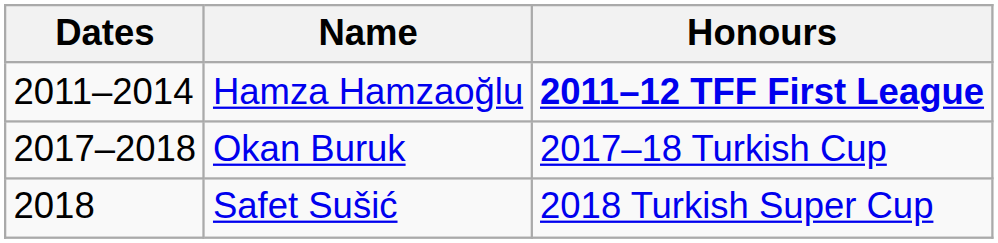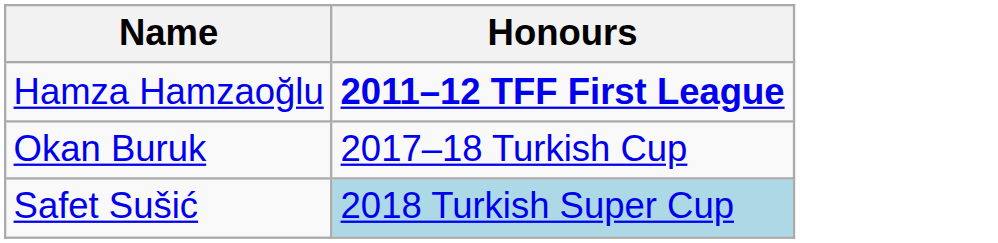- column: (105, 33)
(737, 206) no background -> (537, 206) lightblue background
